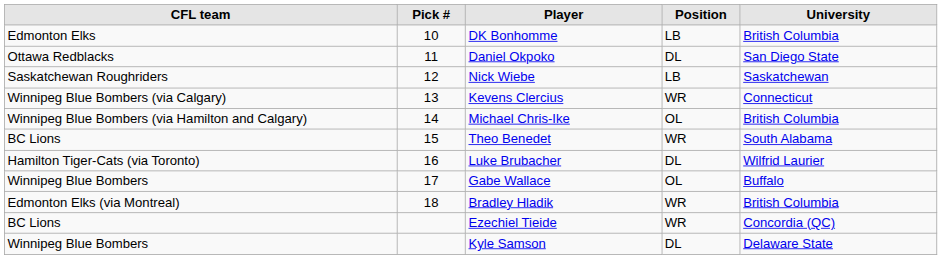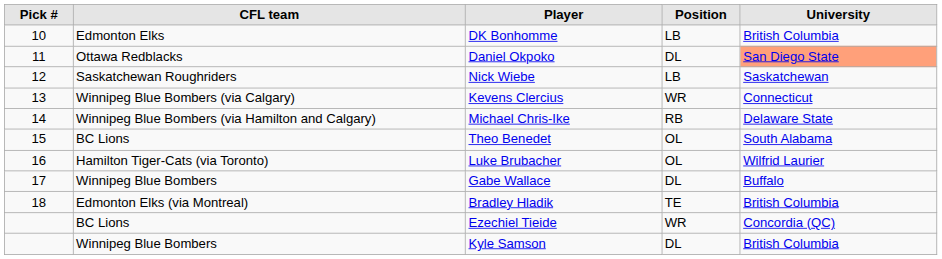columns swapped: (431, 14) <-> (201, 14)
(791, 56) no background -> (791, 56) lightsalmon background
(673, 118) OL -> (674, 118) RB
(791, 118) British Columbia -> (788, 118) Delaware State
(676, 139) WR -> (673, 139) OL
(673, 160) DL -> (673, 160) OL
(673, 181) OL -> (673, 181) DL
(676, 202) WR -> (673, 202) TE
(788, 243) Delaware State -> (791, 243) British Columbia
